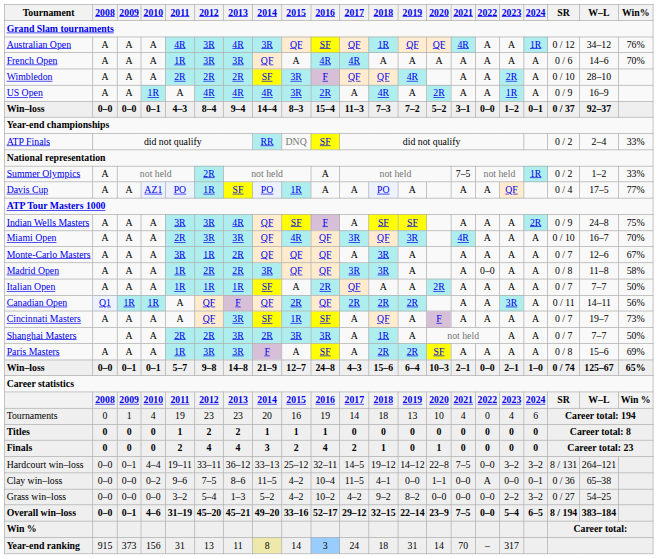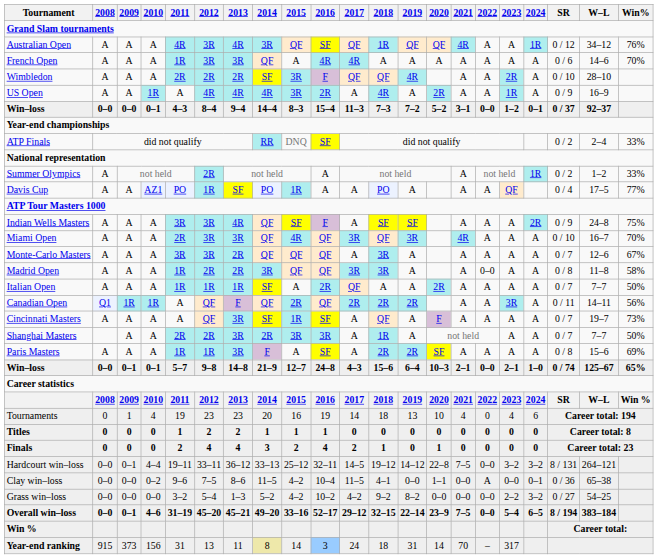(463, 174) 7–5 -> (463, 174) A
(209, 255) 1R -> (209, 255) 3R
(209, 352) 3R -> (209, 352) 1R
